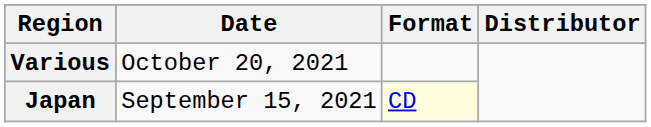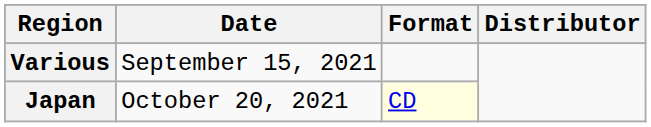(235, 63) October 20, 2021 -> (249, 63) September 15, 2021
(249, 101) September 15, 2021 -> (235, 101) October 20, 2021
